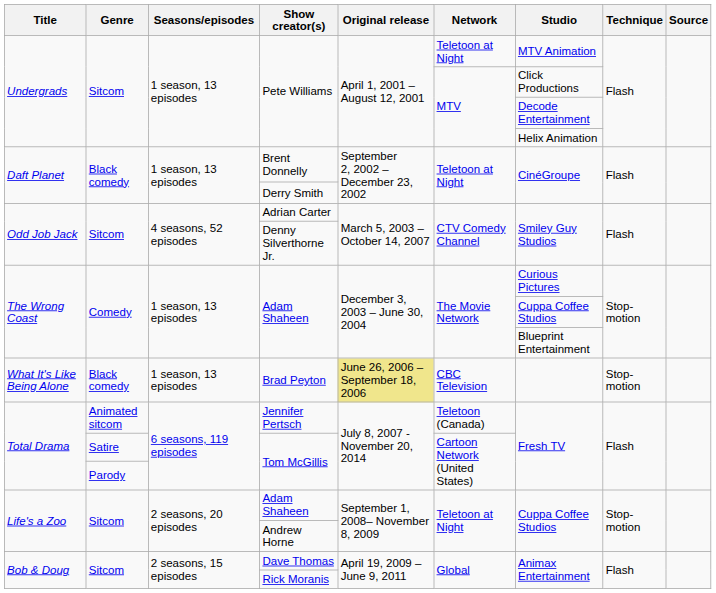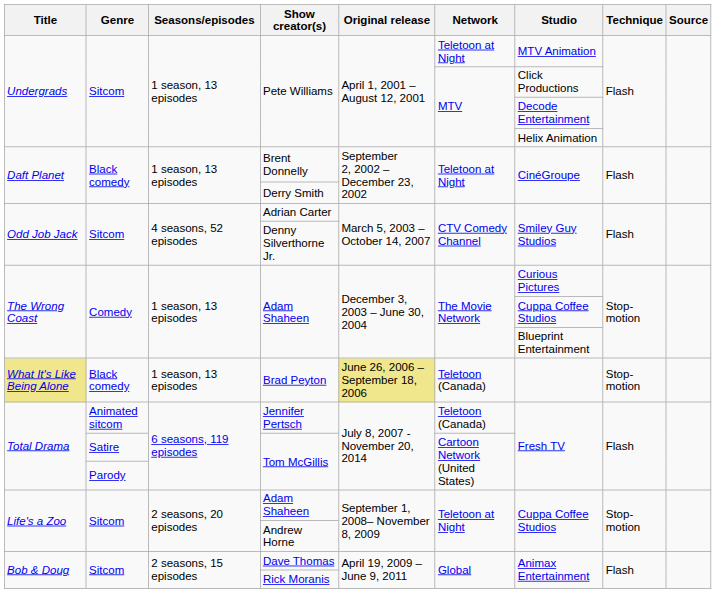(41, 380) no background -> (41, 380) khaki background
(462, 380) CBC Television -> (462, 380) Teletoon (Canada)
